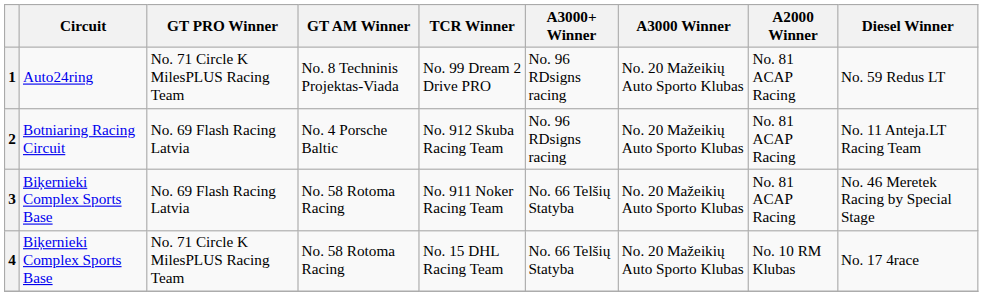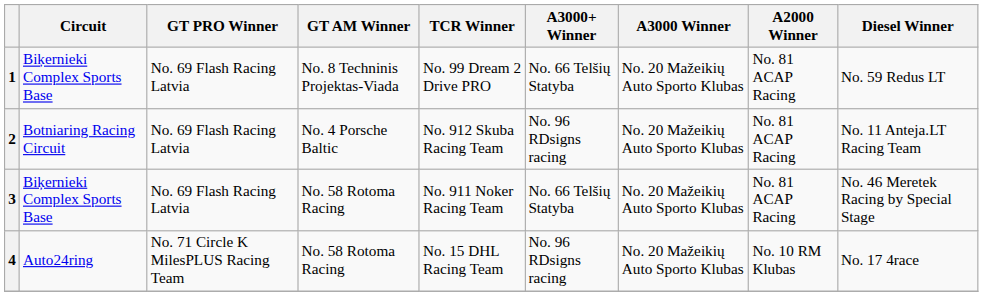(58, 77) Auto24ring -> (72, 77) Biķernieki Complex Sports Base
(210, 77) No. 71 Circle K MilesPLUS Racing Team -> (213, 77) No. 69 Flash Racing Latvia
(555, 77) No. 96 RDsigns racing -> (569, 77) No. 66 Telšių Statyba
(72, 260) Biķernieki Complex Sports Base -> (58, 260) Auto24ring
(569, 260) No. 66 Telšių Statyba -> (555, 260) No. 96 RDsigns racing
